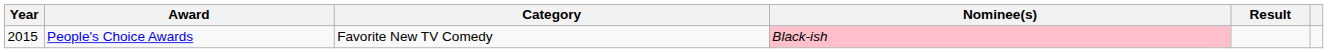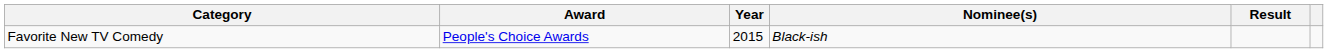columns swapped: (24, 15) <-> (552, 15)
(800, 36) pink background -> (800, 36) no background
